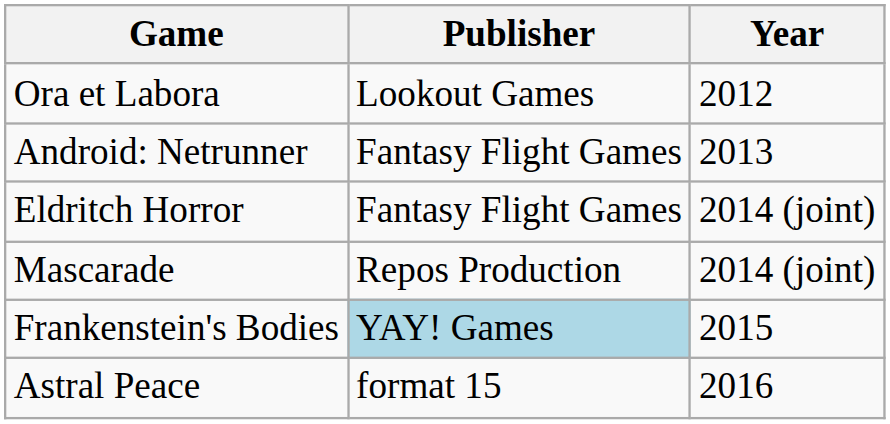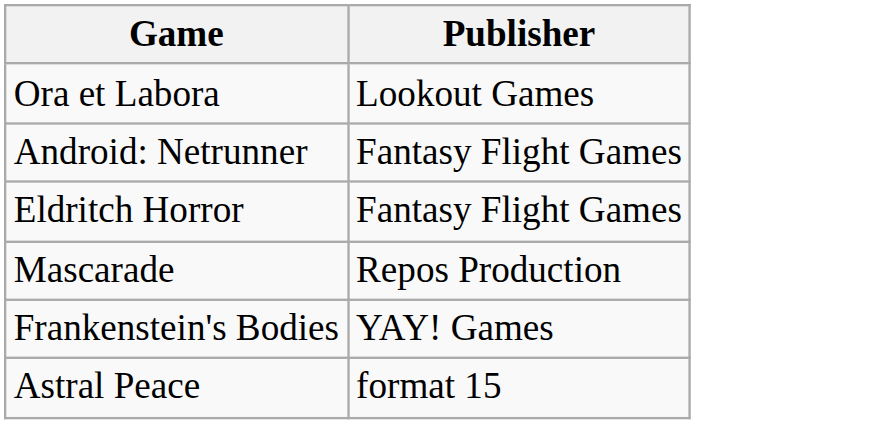- column: (787, 33)
(455, 328) lightblue background -> (455, 328) no background
